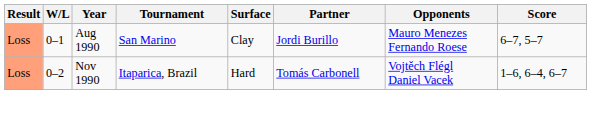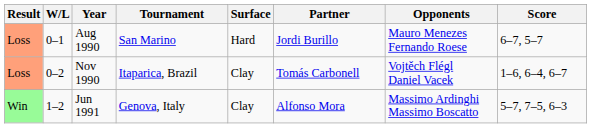(242, 40) Clay -> (243, 40) Hard
(243, 73) Hard -> (242, 73) Clay
+ row: (87, 106)
